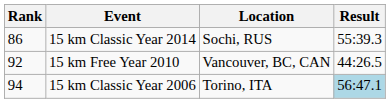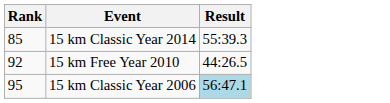- column: (266, 16)
(15, 39) 86 -> (15, 39) 85
(15, 86) 94 -> (15, 86) 95
